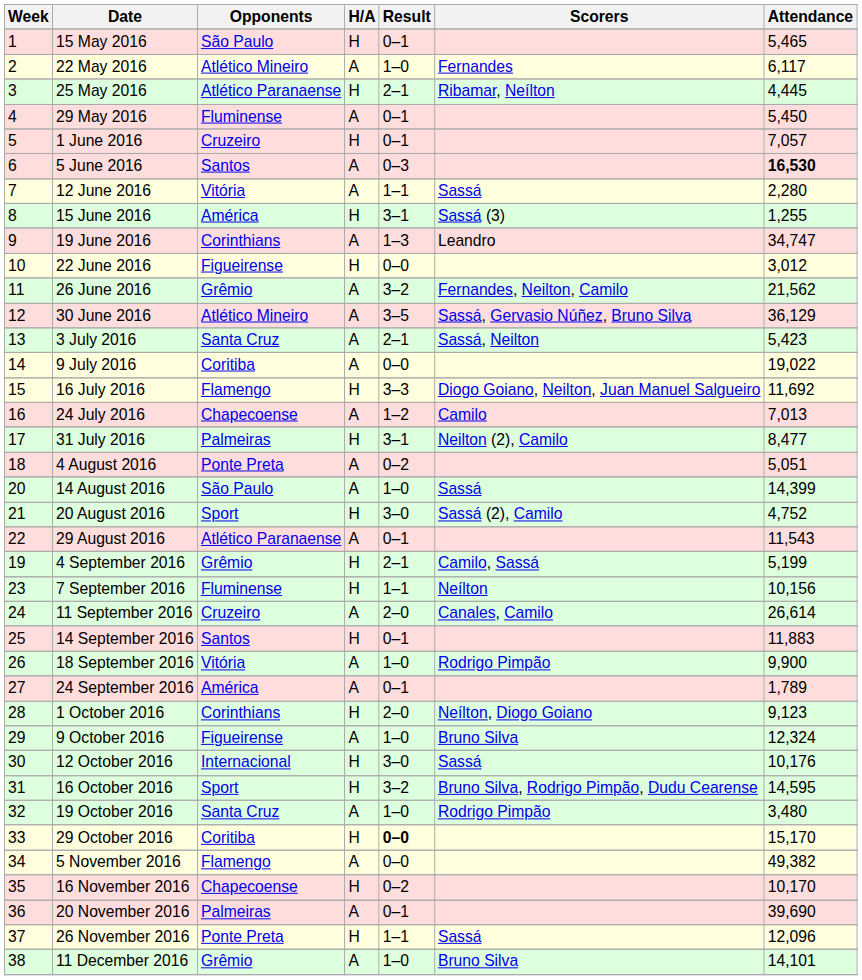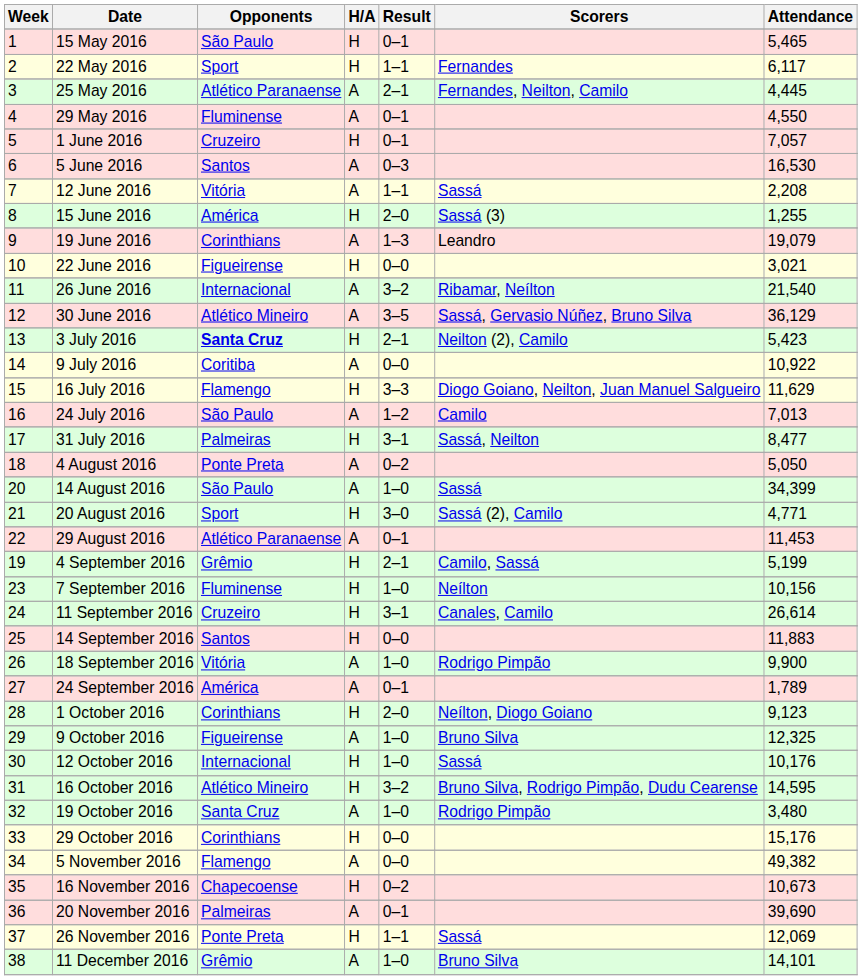(255, 66) Atlético Mineiro -> (220, 66) Sport
(354, 66) A -> (354, 66) H
(396, 66) 1–0 -> (396, 66) 1–1
(354, 91) H -> (354, 91) A
(496, 91) Ribamar, Neílton -> (533, 91) Fernandes, Neilton, Camilo
(787, 116) 5,450 -> (787, 116) 4,550
(792, 166) bold -> (792, 166) normal
(787, 191) 2,280 -> (787, 191) 2,208
(396, 215) 3–1 -> (396, 215) 2–0
(792, 240) 34,747 -> (792, 240) 19,079
(787, 265) 3,012 -> (787, 265) 3,021
(227, 290) Grêmio -> (246, 290) Internacional
(533, 290) Fernandes, Neilton, Camilo -> (496, 290) Ribamar, Neílton
(792, 290) 21,562 -> (792, 290) 21,540
(240, 340) normal -> (242, 340) bold
(354, 340) A -> (354, 340) H
(488, 340) Sassá, Neilton -> (503, 340) Neilton (2), Camilo
(792, 365) 19,022 -> (792, 365) 10,922
(791, 389) 11,692 -> (791, 389) 11,629
(249, 414) Chapecoense -> (237, 414) São Paulo
(503, 439) Neilton (2), Camilo -> (488, 439) Sassá, Neilton
(787, 464) 5,051 -> (787, 464) 5,050
(792, 489) 14,399 -> (792, 489) 34,399
(787, 514) 4,752 -> (787, 514) 4,771
(791, 539) 11,543 -> (791, 539) 11,453
(396, 588) 1–1 -> (396, 588) 1–0
(354, 613) A -> (354, 613) H
(396, 613) 2–0 -> (396, 613) 3–1
(396, 638) 0–1 -> (396, 638) 0–0
(792, 738) 12,324 -> (792, 738) 12,325
(396, 762) 3–0 -> (396, 762) 1–0
(220, 787) Sport -> (255, 787) Atlético Mineiro
(228, 837) Coritiba -> (241, 837) Corinthians
(396, 837) bold -> (396, 837) normal
(792, 837) 15,170 -> (792, 837) 15,176
(792, 887) 10,170 -> (792, 887) 10,673
(792, 937) 12,096 -> (792, 937) 12,069
